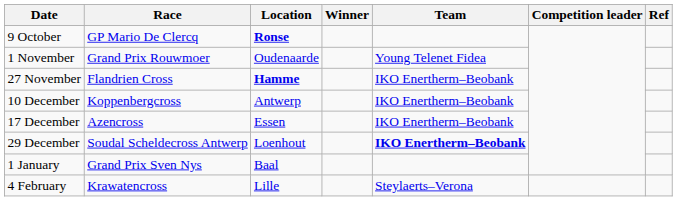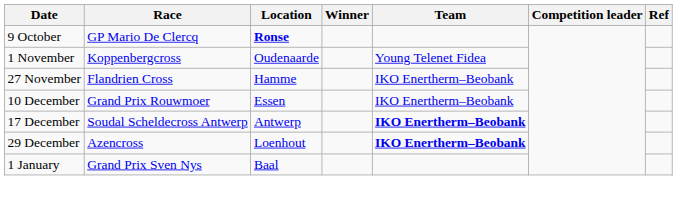(148, 57) Grand Prix Rouwmoer -> (134, 57) Koppenbergcross
(277, 79) bold -> (275, 79) normal
(134, 100) Koppenbergcross -> (148, 100) Grand Prix Rouwmoer
(277, 100) Antwerp -> (270, 100) Essen
(115, 121) Azencross -> (167, 121) Soudal Scheldecross Antwerp
(270, 121) Essen -> (277, 121) Antwerp
(444, 121) normal -> (450, 121) bold
(167, 143) Soudal Scheldecross Antwerp -> (115, 143) Azencross
- row: (37, 185)
